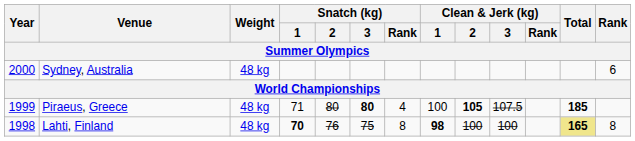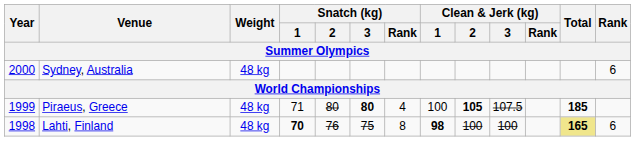(613, 126) 8 -> (613, 126) 6
